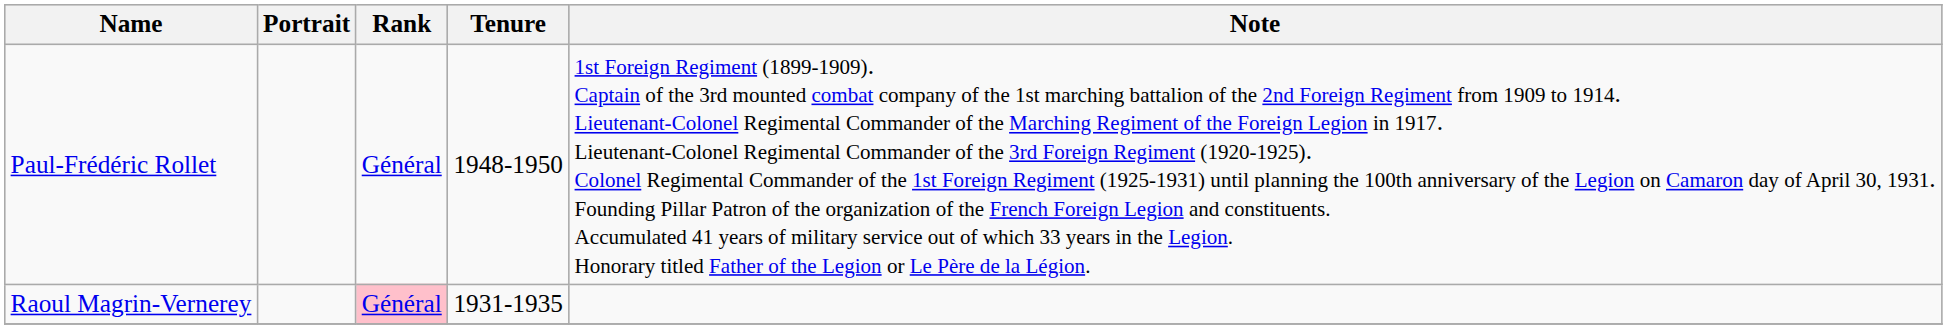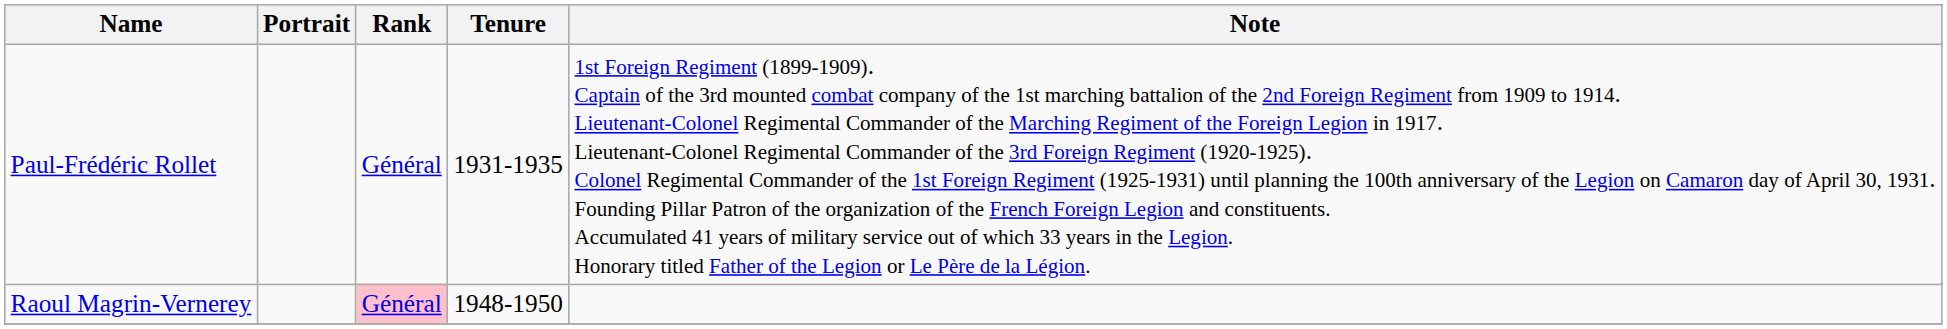(508, 164) 1948-1950 -> (508, 164) 1931-1935
(508, 303) 1931-1935 -> (508, 303) 1948-1950
